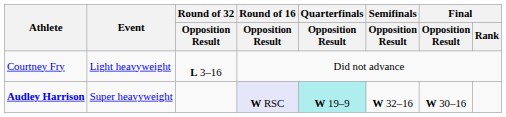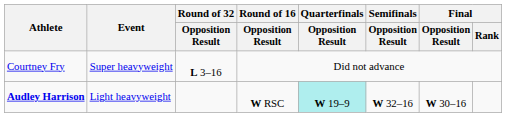(130, 66) Light heavyweight -> (131, 66) Super heavyweight
(131, 97) Super heavyweight -> (130, 97) Light heavyweight
(267, 103) lavender background -> (267, 103) no background
